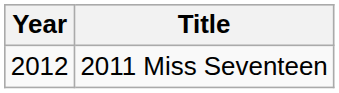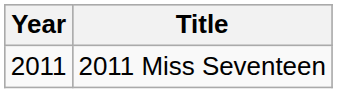(40, 66) 2012 -> (39, 66) 2011
